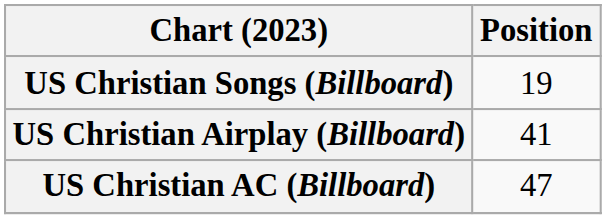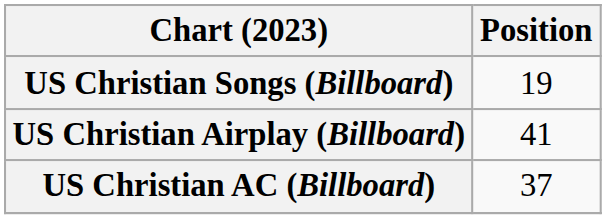(536, 185) 47 -> (536, 185) 37
